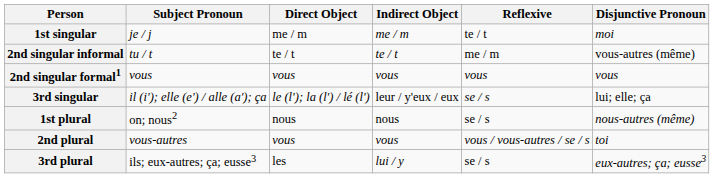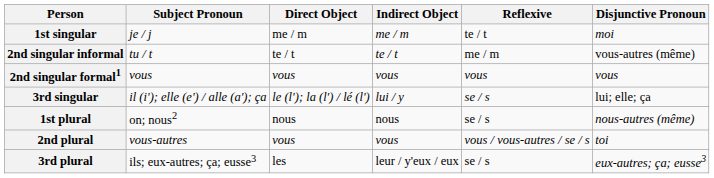(417, 96) leur / y'eux / eux -> (390, 96) lui / y
(390, 161) lui / y -> (417, 161) leur / y'eux / eux
